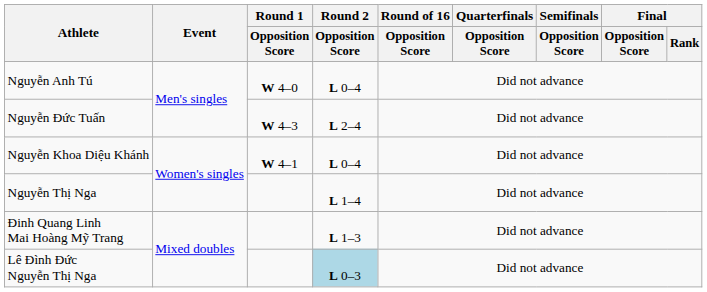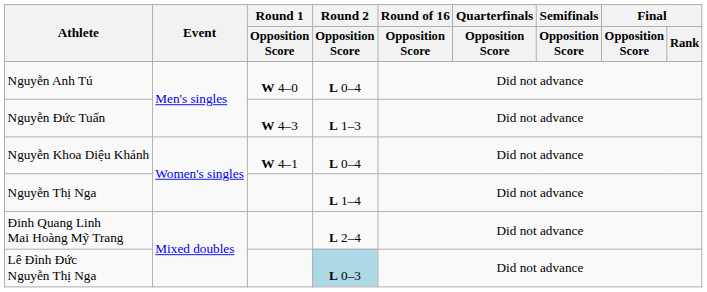(345, 126) L 2–4 -> (345, 126) L 1–3
(345, 238) L 1–3 -> (345, 238) L 2–4
